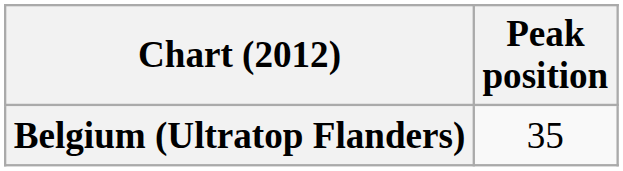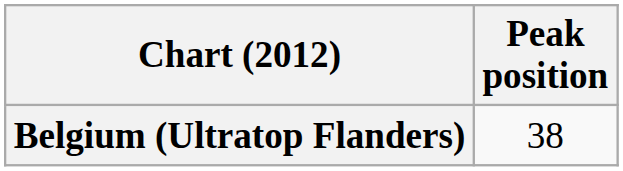(545, 134) 35 -> (545, 134) 38
